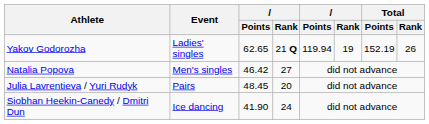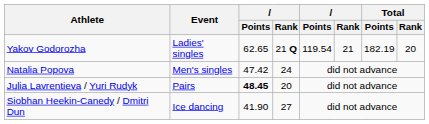(317, 49) 119.94 -> (317, 49) 119.54
(348, 49) 19 -> (348, 49) 21
(379, 49) 152.19 -> (379, 49) 182.19
(411, 49) 26 -> (411, 49) 20
(256, 70) 46.42 -> (256, 70) 47.42
(286, 70) 27 -> (286, 70) 24
(256, 86) normal -> (256, 86) bold
(286, 107) 24 -> (286, 107) 27
